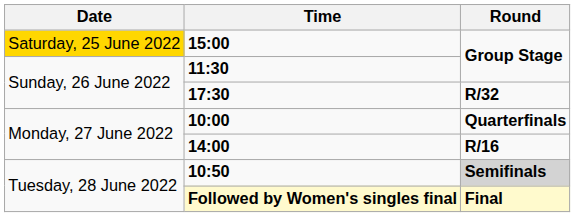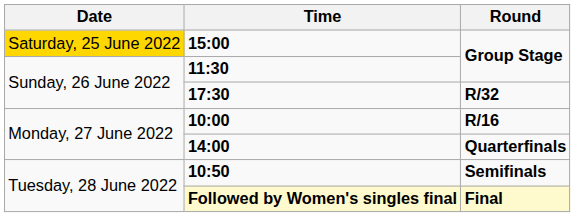(515, 120) Quarterfinals -> (482, 120) R/16
(482, 146) R/16 -> (515, 146) Quarterfinals
(506, 172) lightgrey background -> (506, 172) no background
